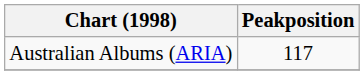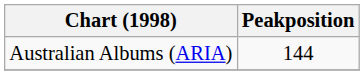(298, 53) 117 -> (298, 53) 144
